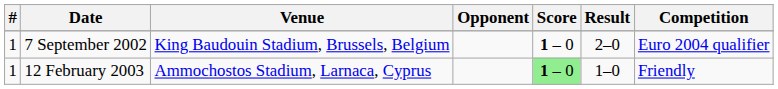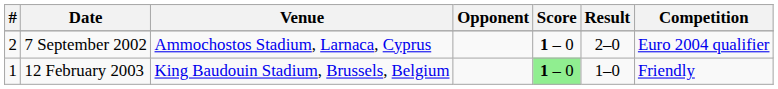(13, 44) 1 -> (13, 44) 2
(302, 44) King Baudouin Stadium, Brussels, Belgium -> (293, 44) Ammochostos Stadium, Larnaca, Cyprus
(293, 71) Ammochostos Stadium, Larnaca, Cyprus -> (302, 71) King Baudouin Stadium, Brussels, Belgium
